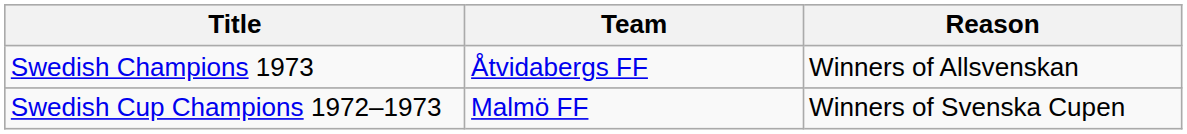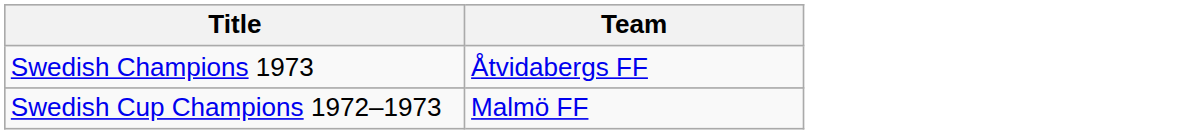- column: (992, 25)
